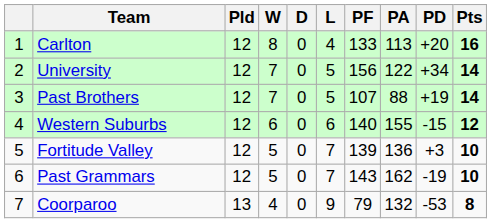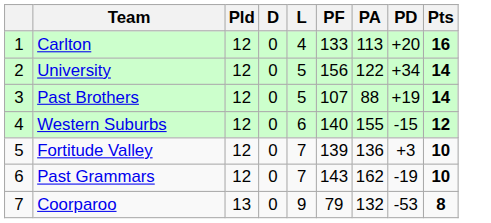- column: (273, 17)
